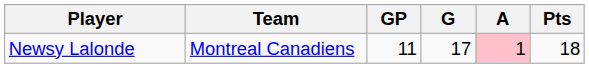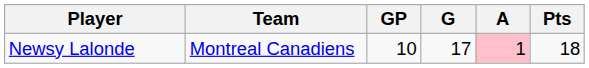(407, 48) 11 -> (407, 48) 10
